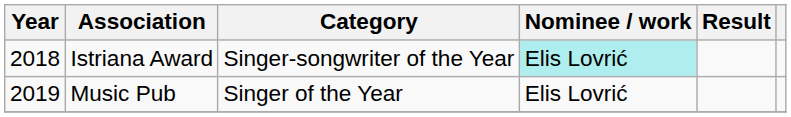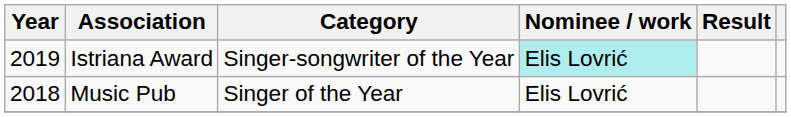(35, 58) 2018 -> (35, 58) 2019
(35, 93) 2019 -> (35, 93) 2018
